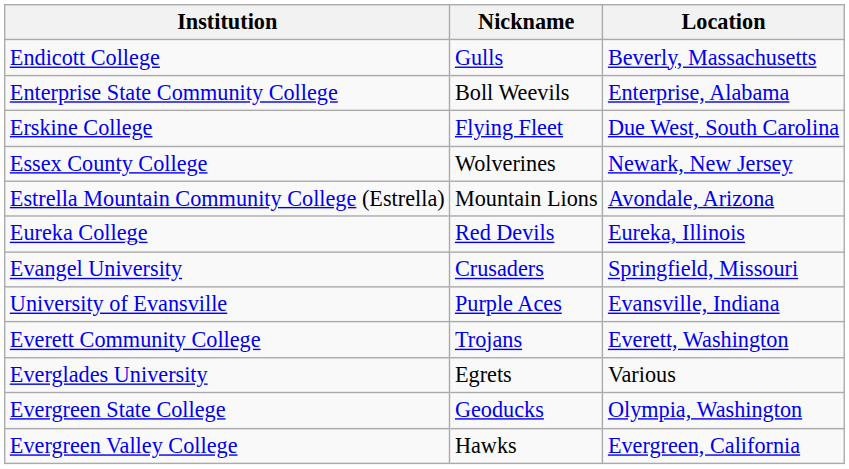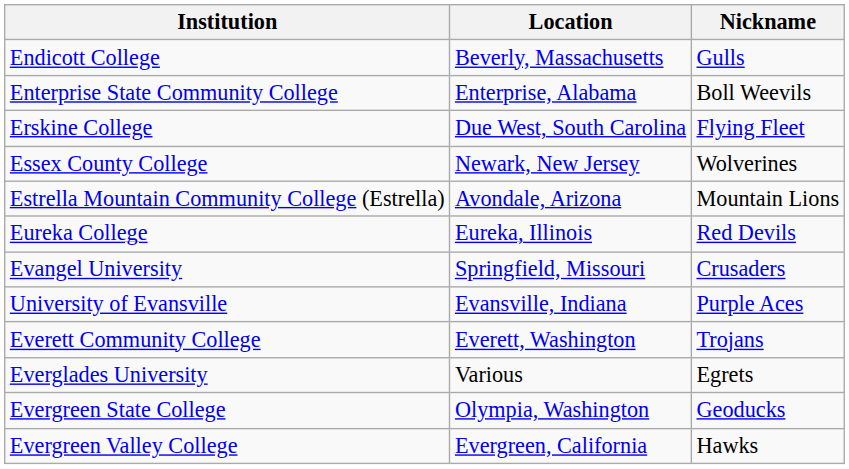columns swapped: (526, 22) <-> (724, 22)
